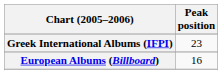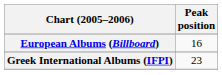rows swapped: (90, 60) <-> (90, 43)
